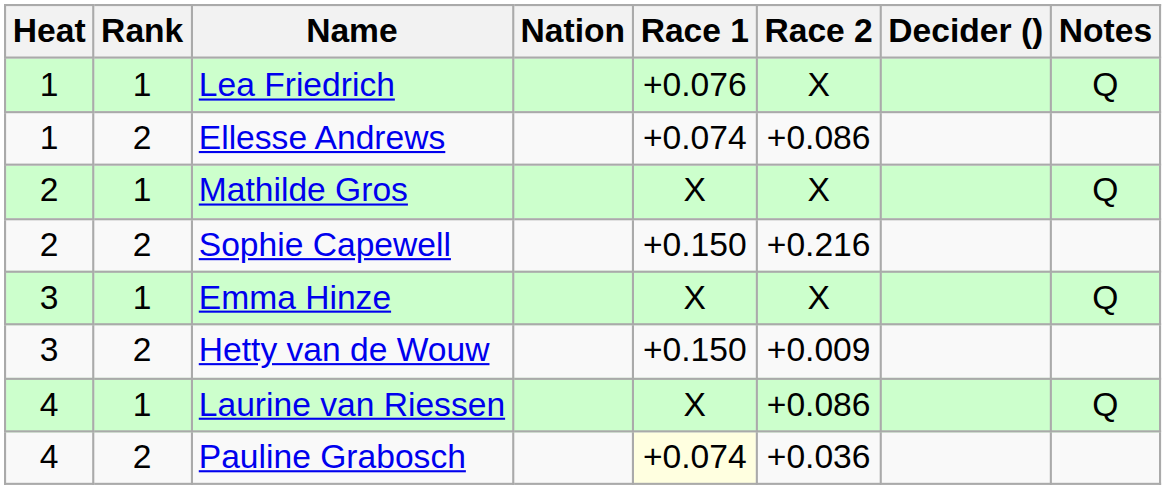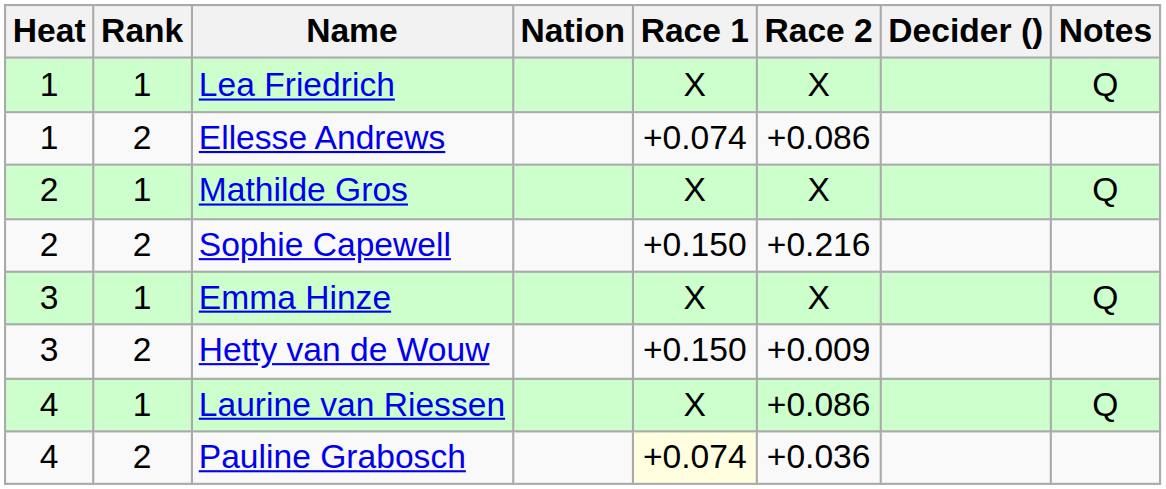(695, 84) +0.076 -> (695, 84) X
